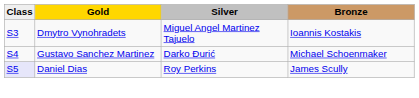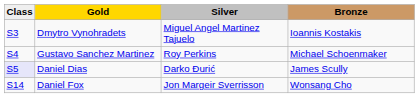(189, 54) Darko Đurić -> (190, 54) Roy Perkins
(190, 69) Roy Perkins -> (189, 69) Darko Đurić
+ row: (60, 85)
